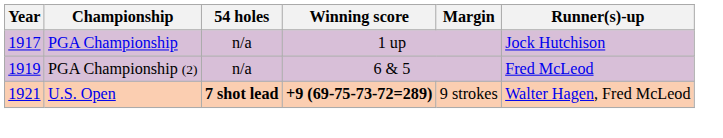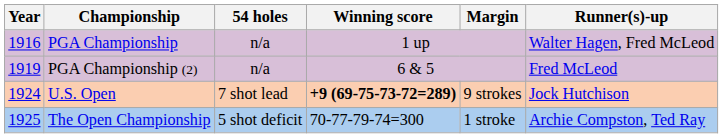(24, 42) 1917 -> (24, 42) 1916
(555, 42) Jock Hutchison -> (622, 42) Walter Hagen, Fred McLeod
(24, 94) 1921 -> (24, 94) 1924
(242, 94) bold -> (253, 94) normal
(598, 94) Walter Hagen, Fred McLeod -> (579, 94) Jock Hutchison
+ row: (129, 119)
